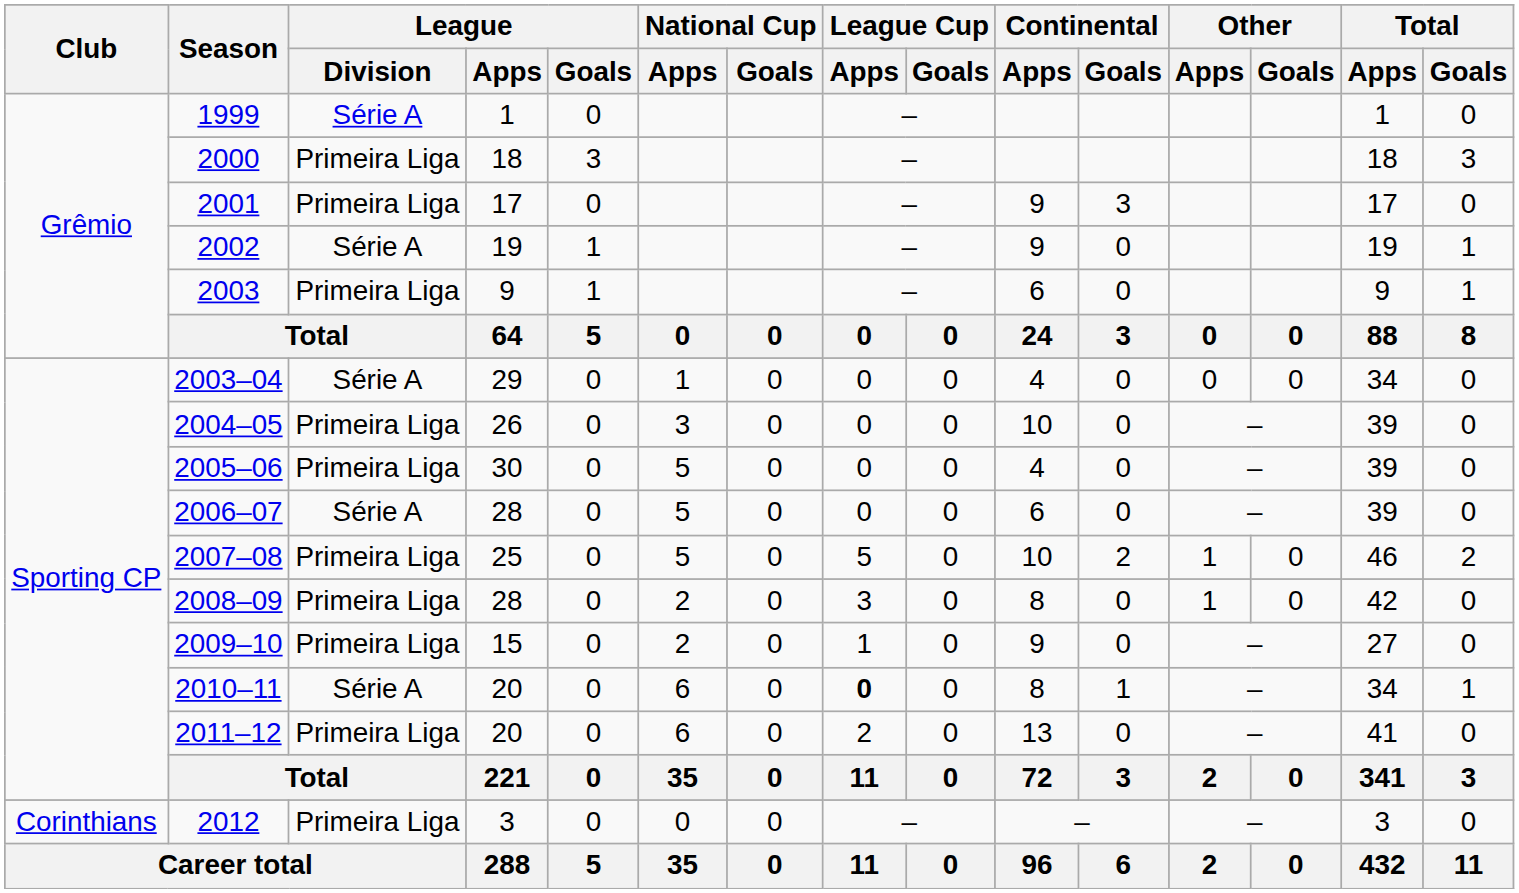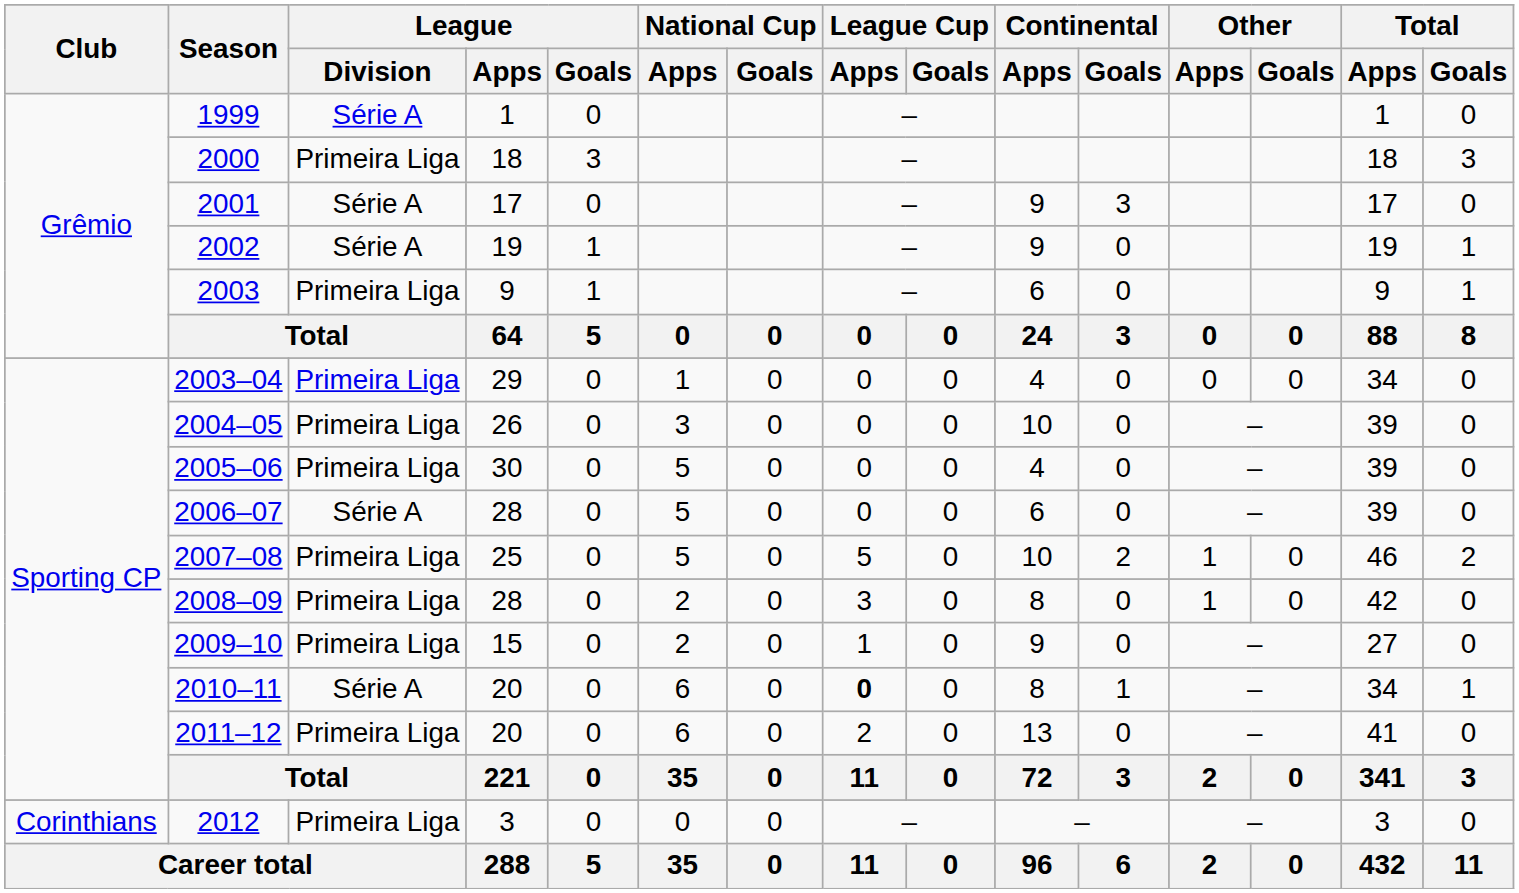(377, 203) Primeira Liga -> (377, 203) Série A
(377, 379) Série A -> (377, 379) Primeira Liga
